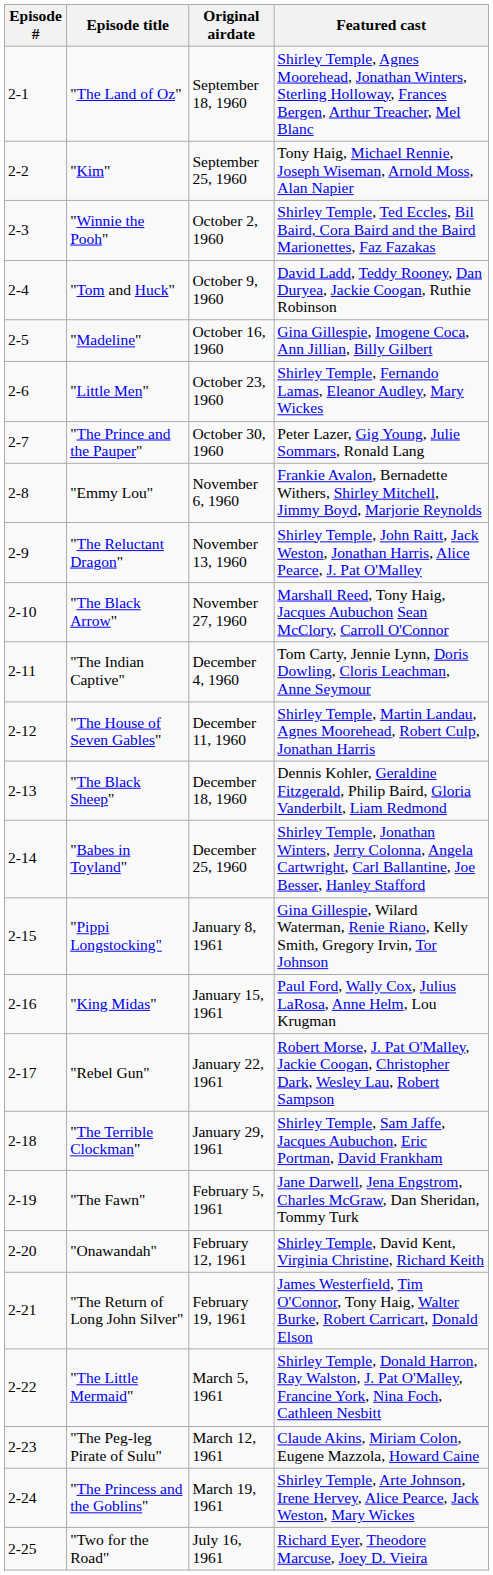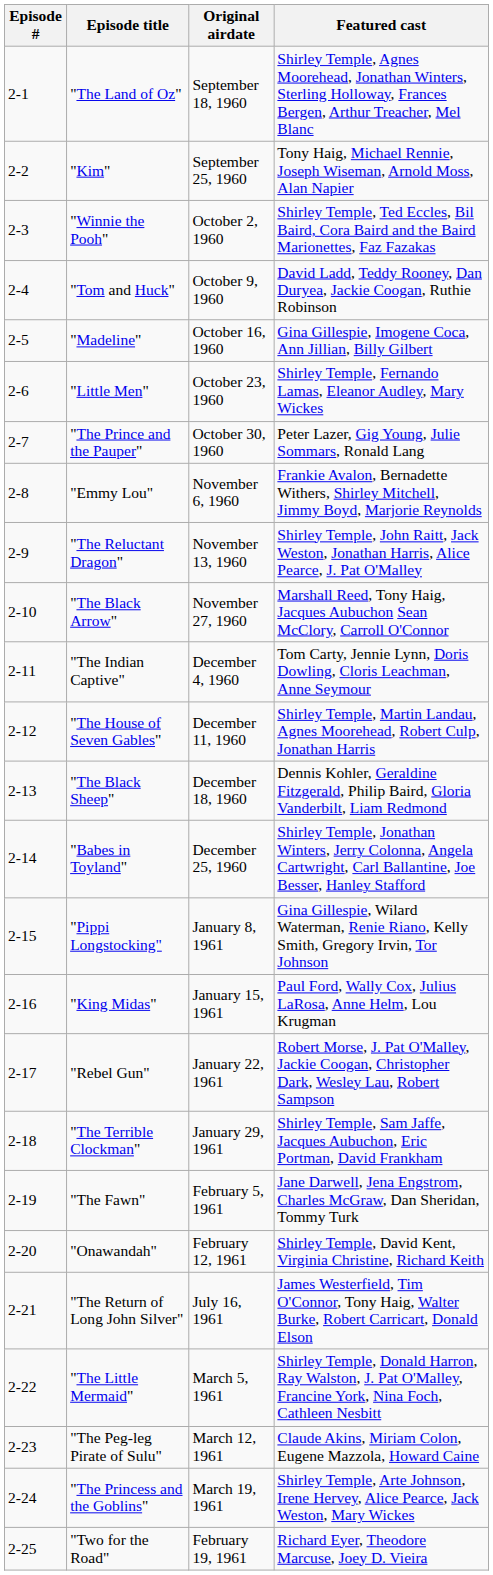(220, 1310) February 19, 1961 -> (217, 1310) July 16, 1961
(217, 1548) July 16, 1961 -> (220, 1548) February 19, 1961
